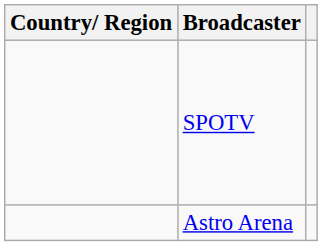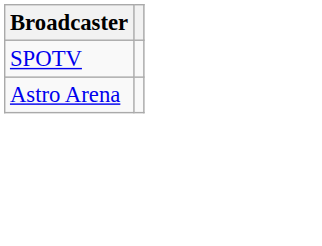- column: (91, 22)
